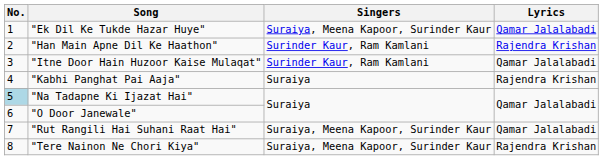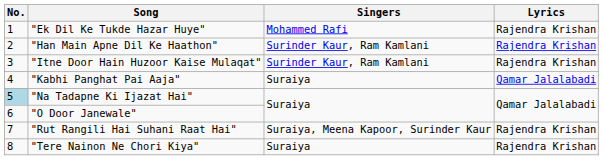(379, 30) Suraiya, Meena Kapoor, Surinder Kaur -> (307, 30) Mohammed Rafi
(546, 30) Qamar Jalalabadi -> (546, 30) Rajendra Krishan
(546, 63) Qamar Jalalabadi -> (546, 63) Rajendra Krishan
(546, 80) Rajendra Krishan -> (546, 80) Qamar Jalalabadi
(546, 130) Qamar Jalalabadi -> (546, 130) Rajendra Krishan
(379, 147) Suraiya, Meena Kapoor, Surinder Kaur -> (288, 147) Suraiya
